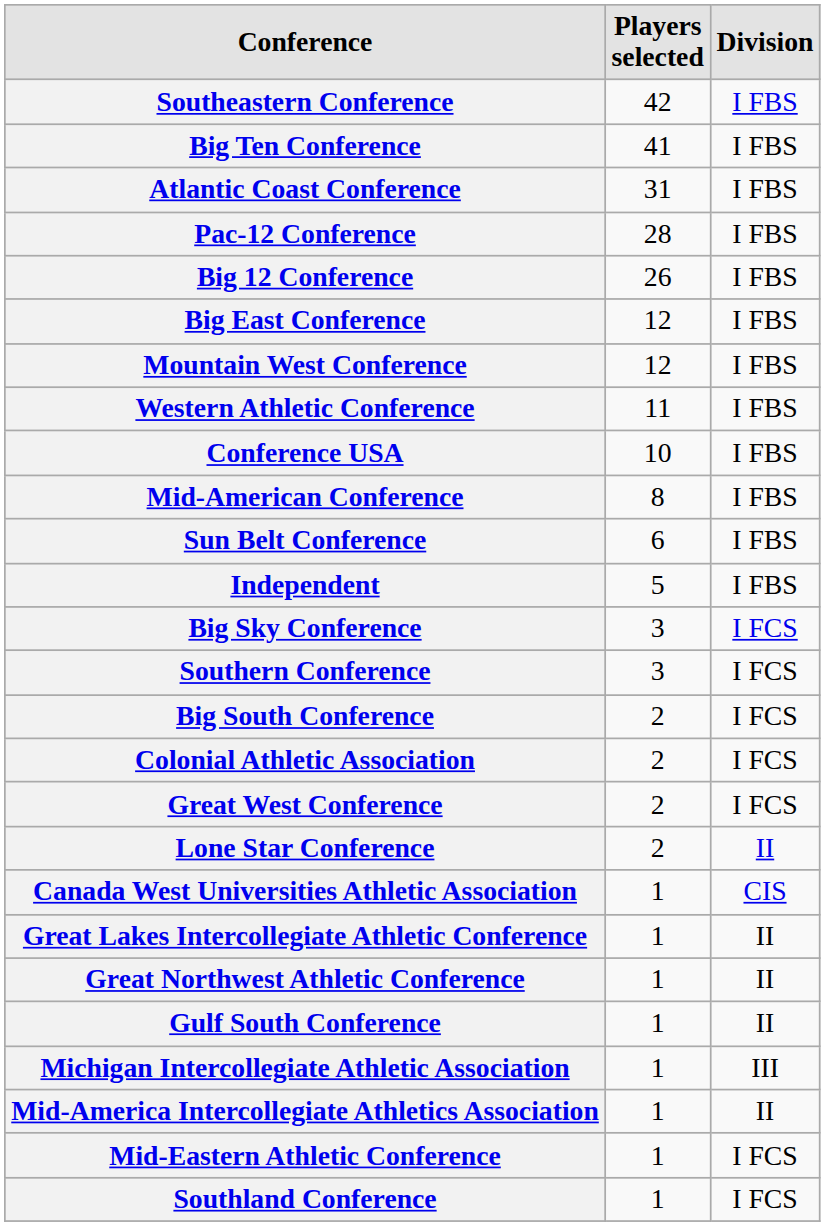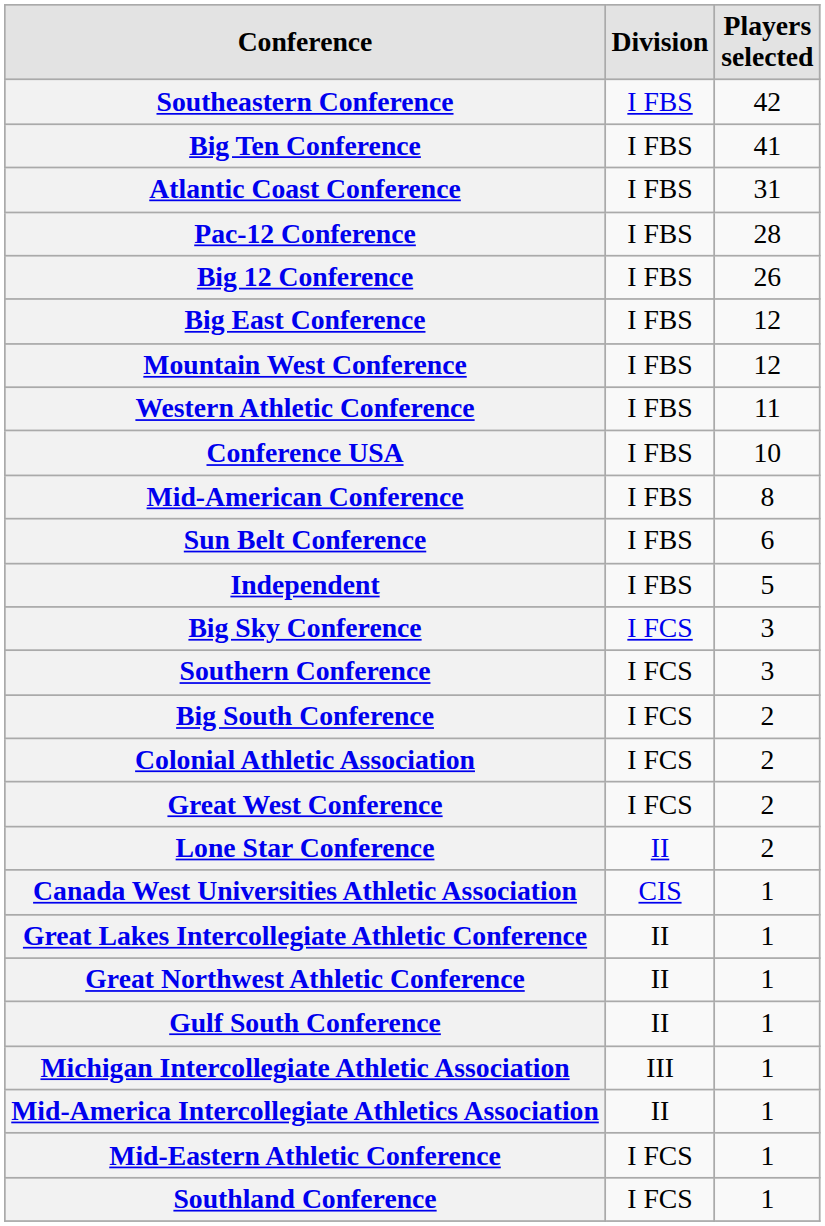columns swapped: (658, 42) <-> (765, 42)
